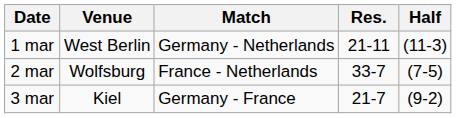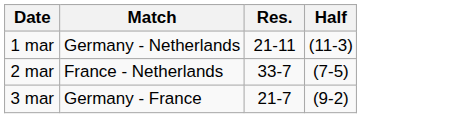- column: (107, 17)
